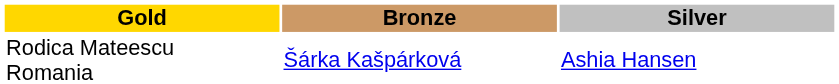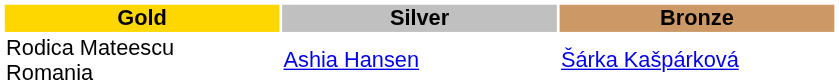columns swapped: (697, 18) <-> (420, 18)
